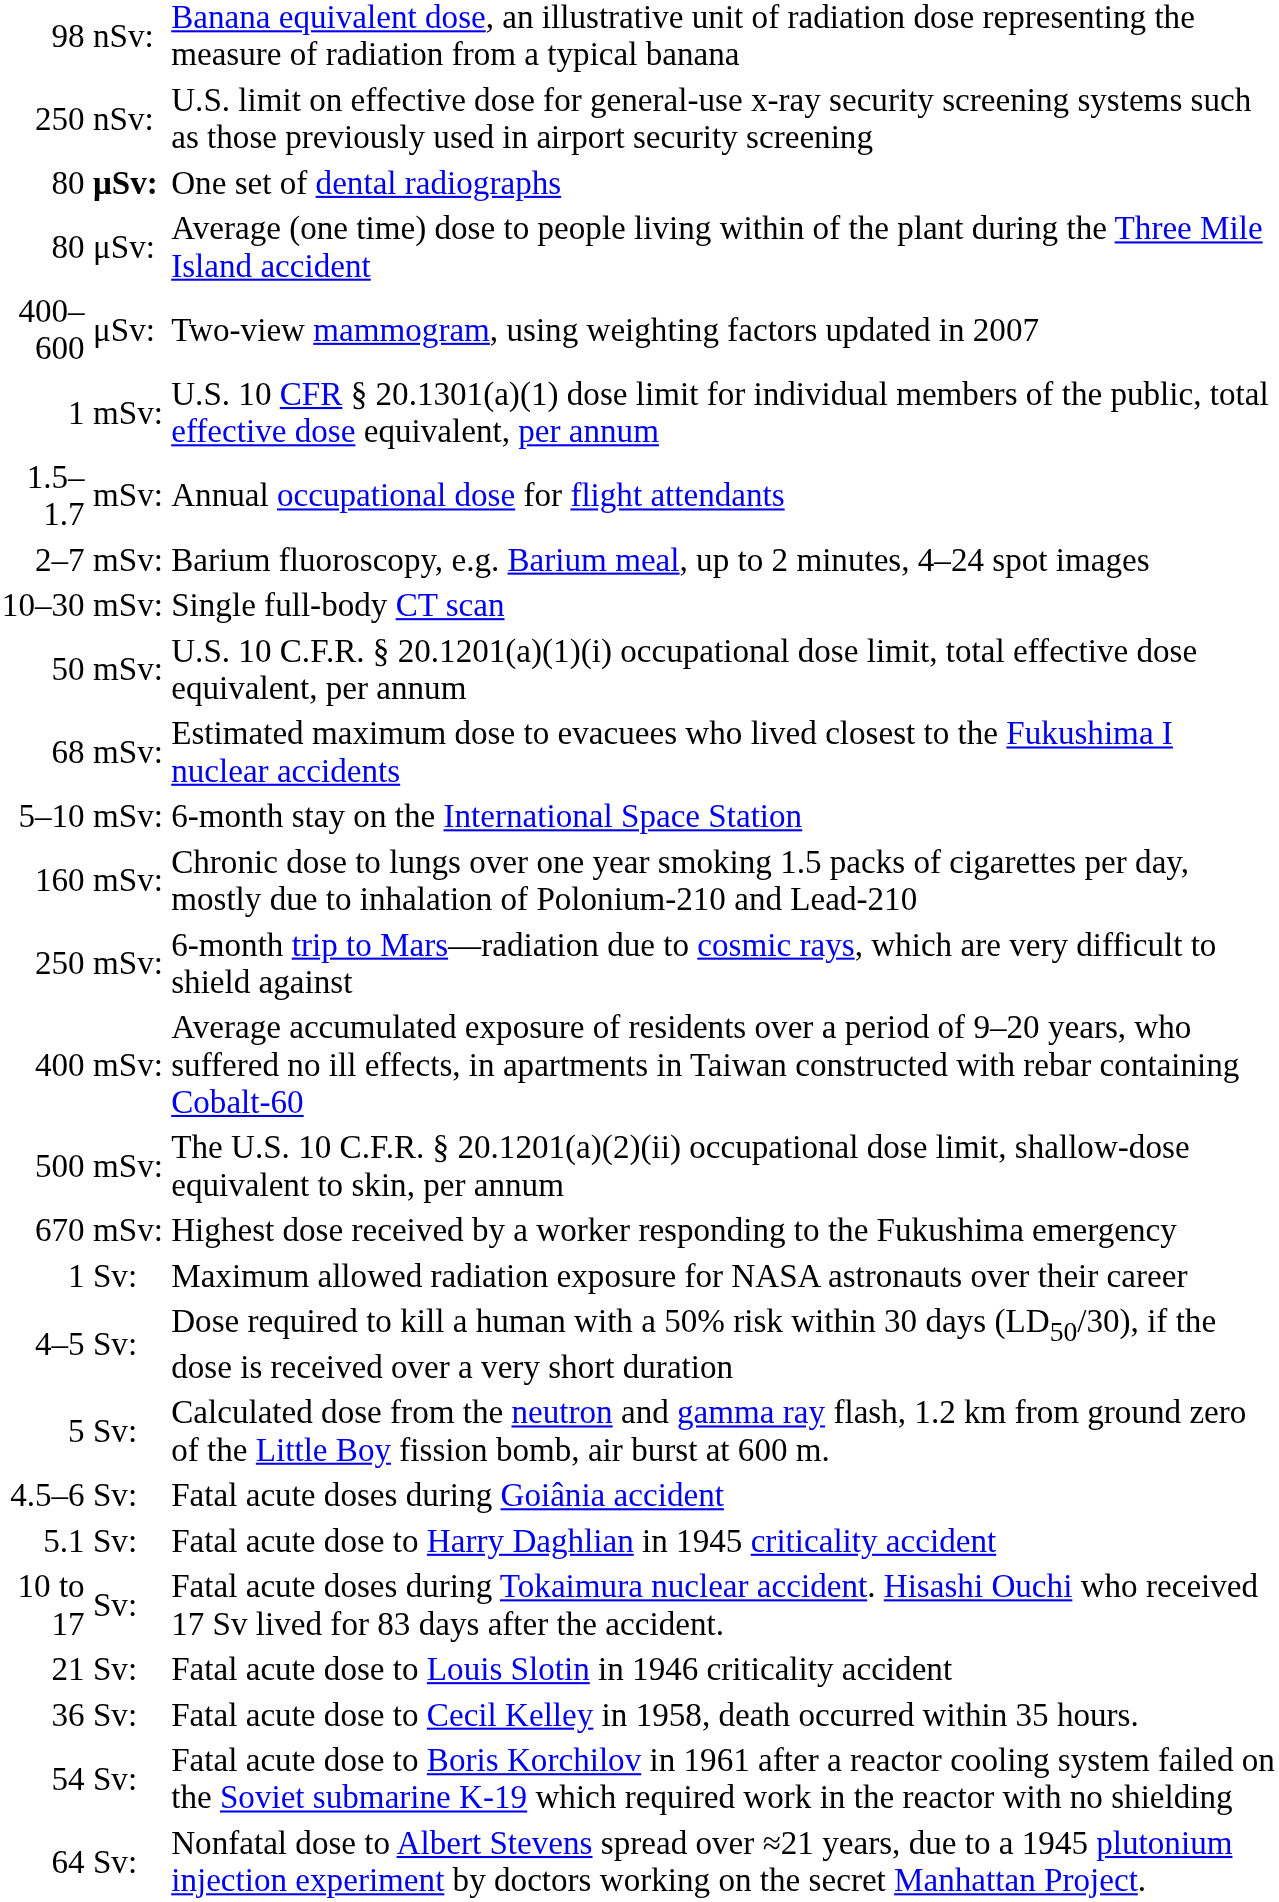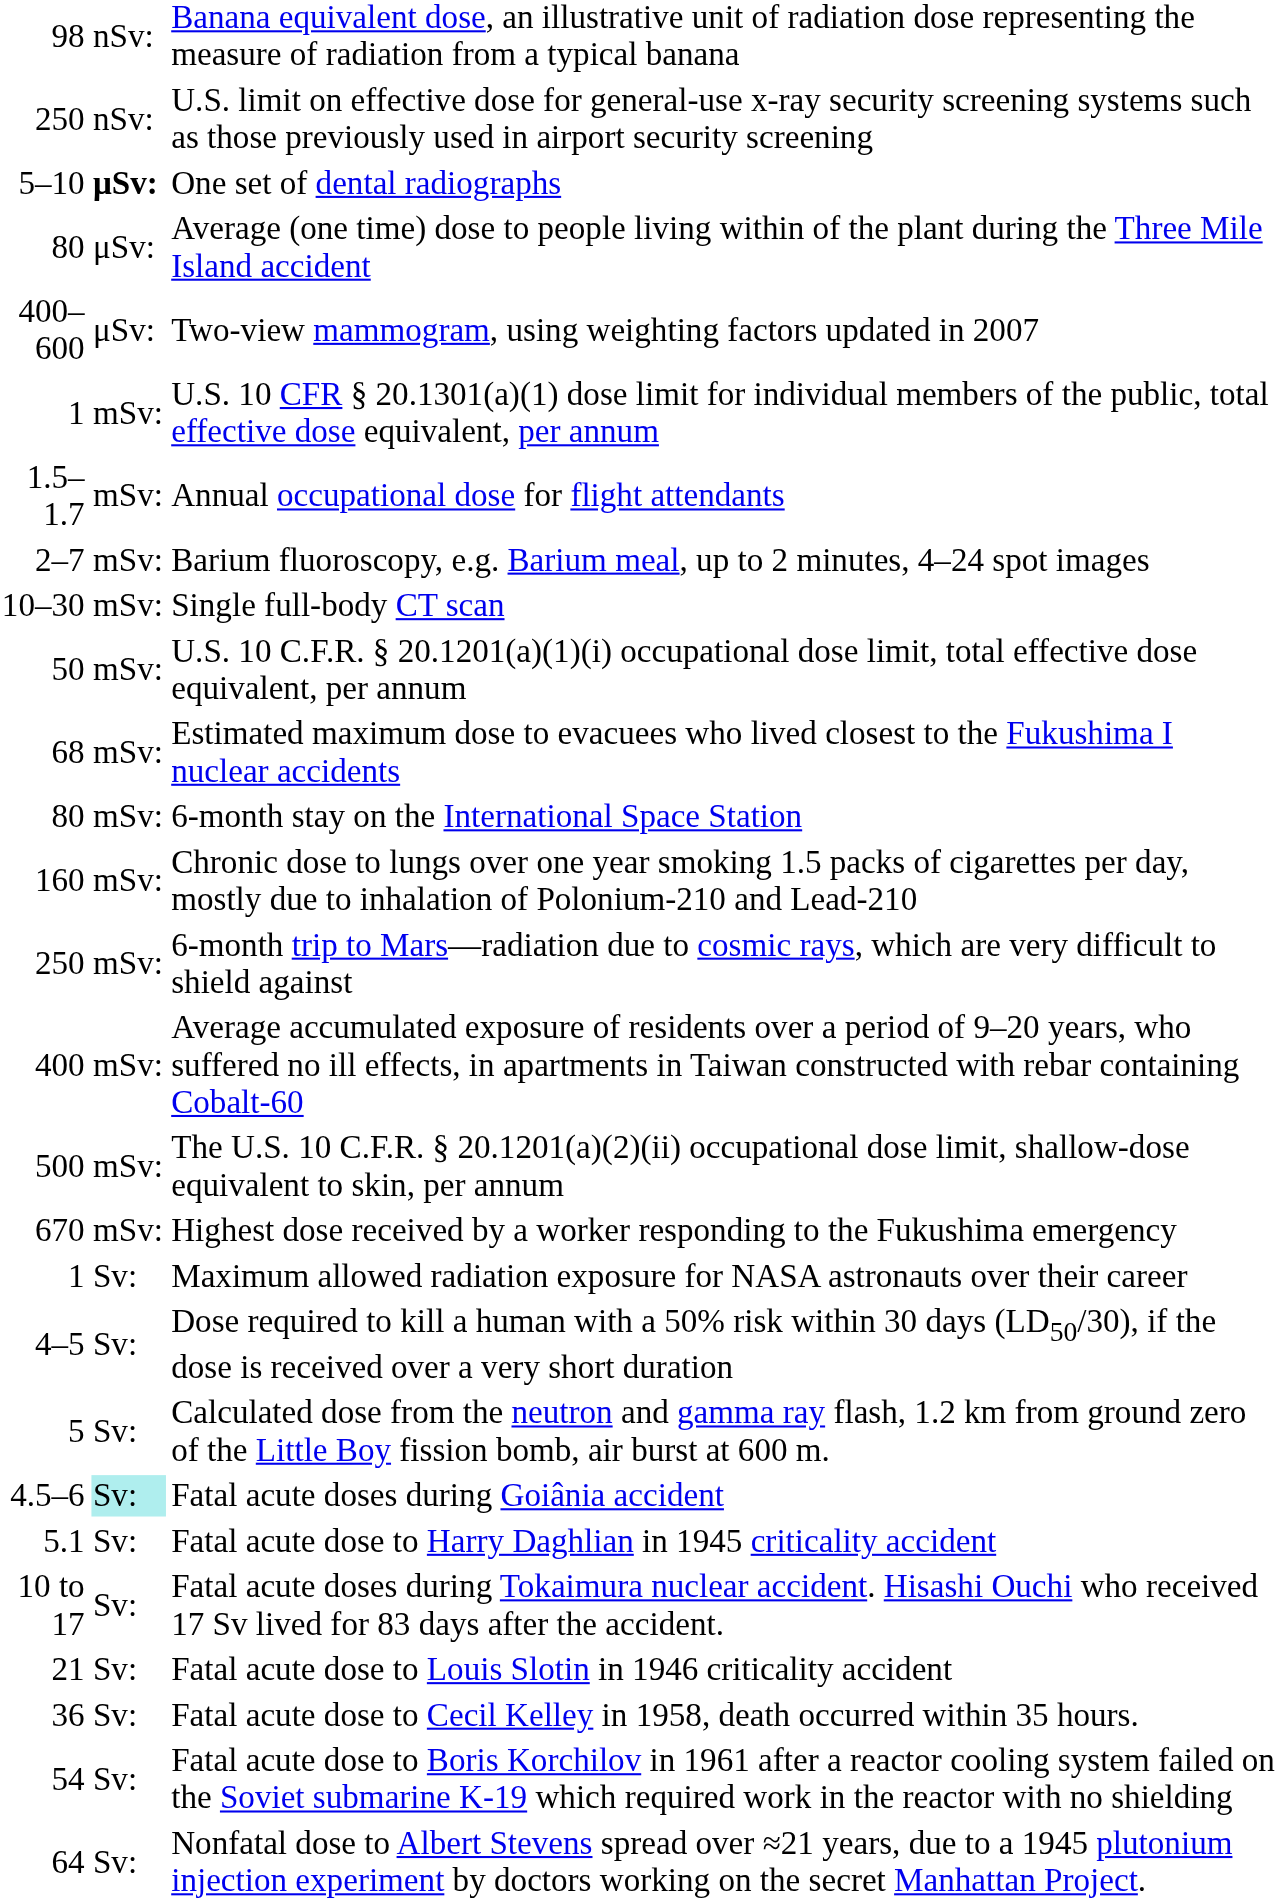(68, 182) 80 -> (52, 182) 5–10
(52, 816) 5–10 -> (68, 816) 80
(115, 1495) no background -> (115, 1495) paleturquoise background
